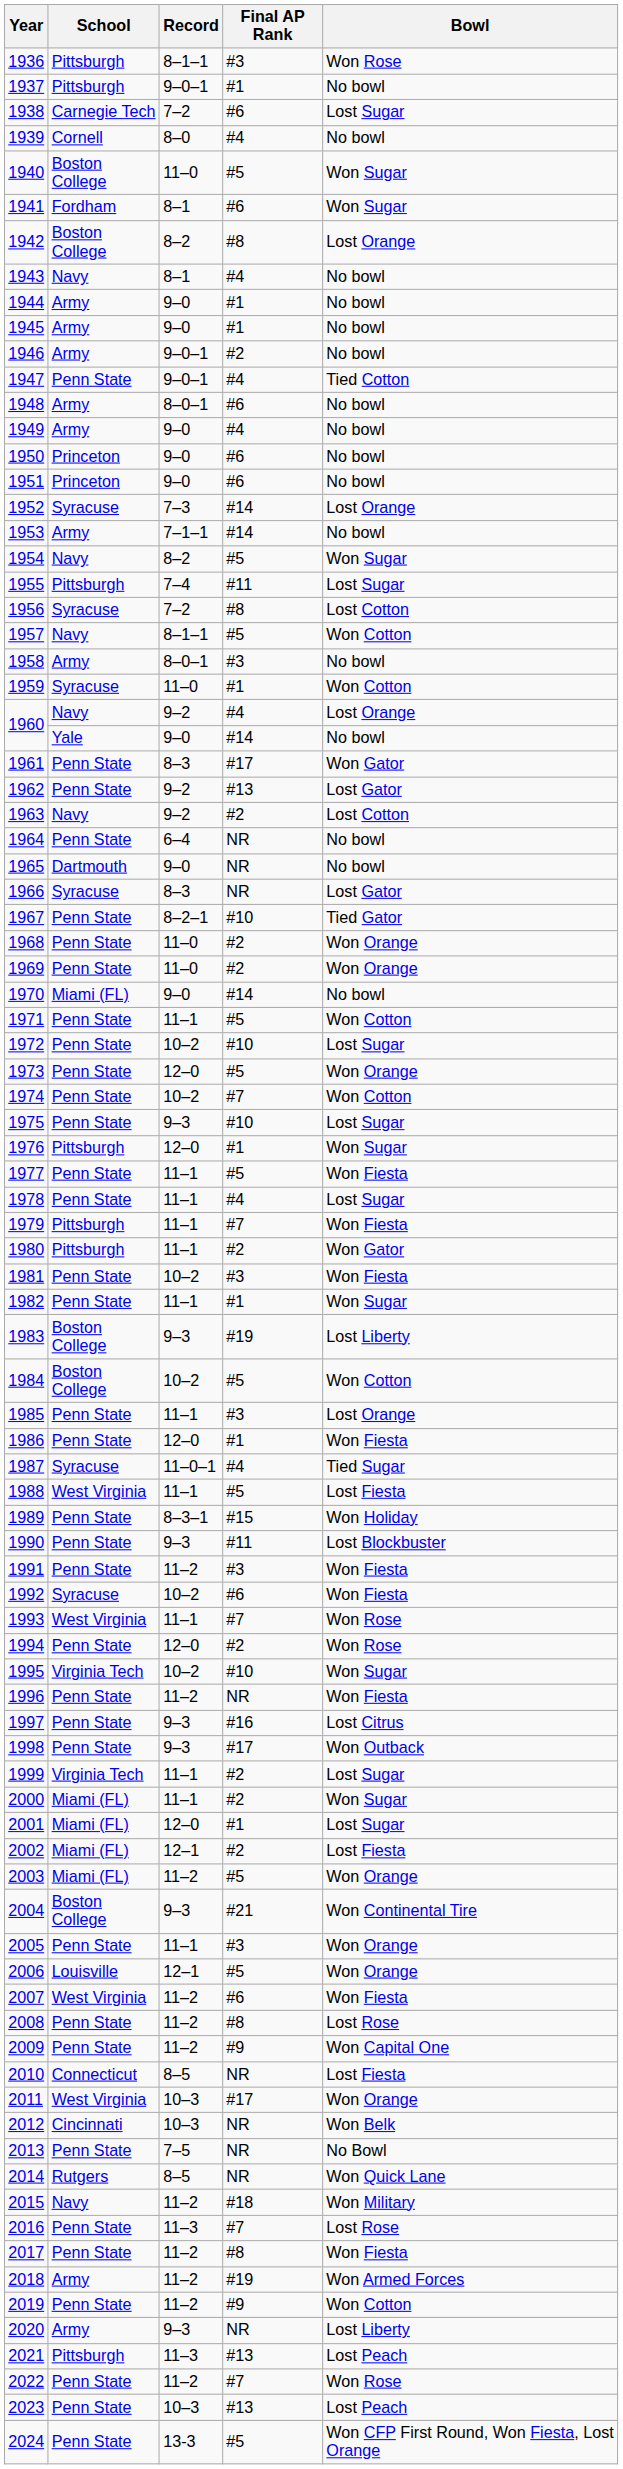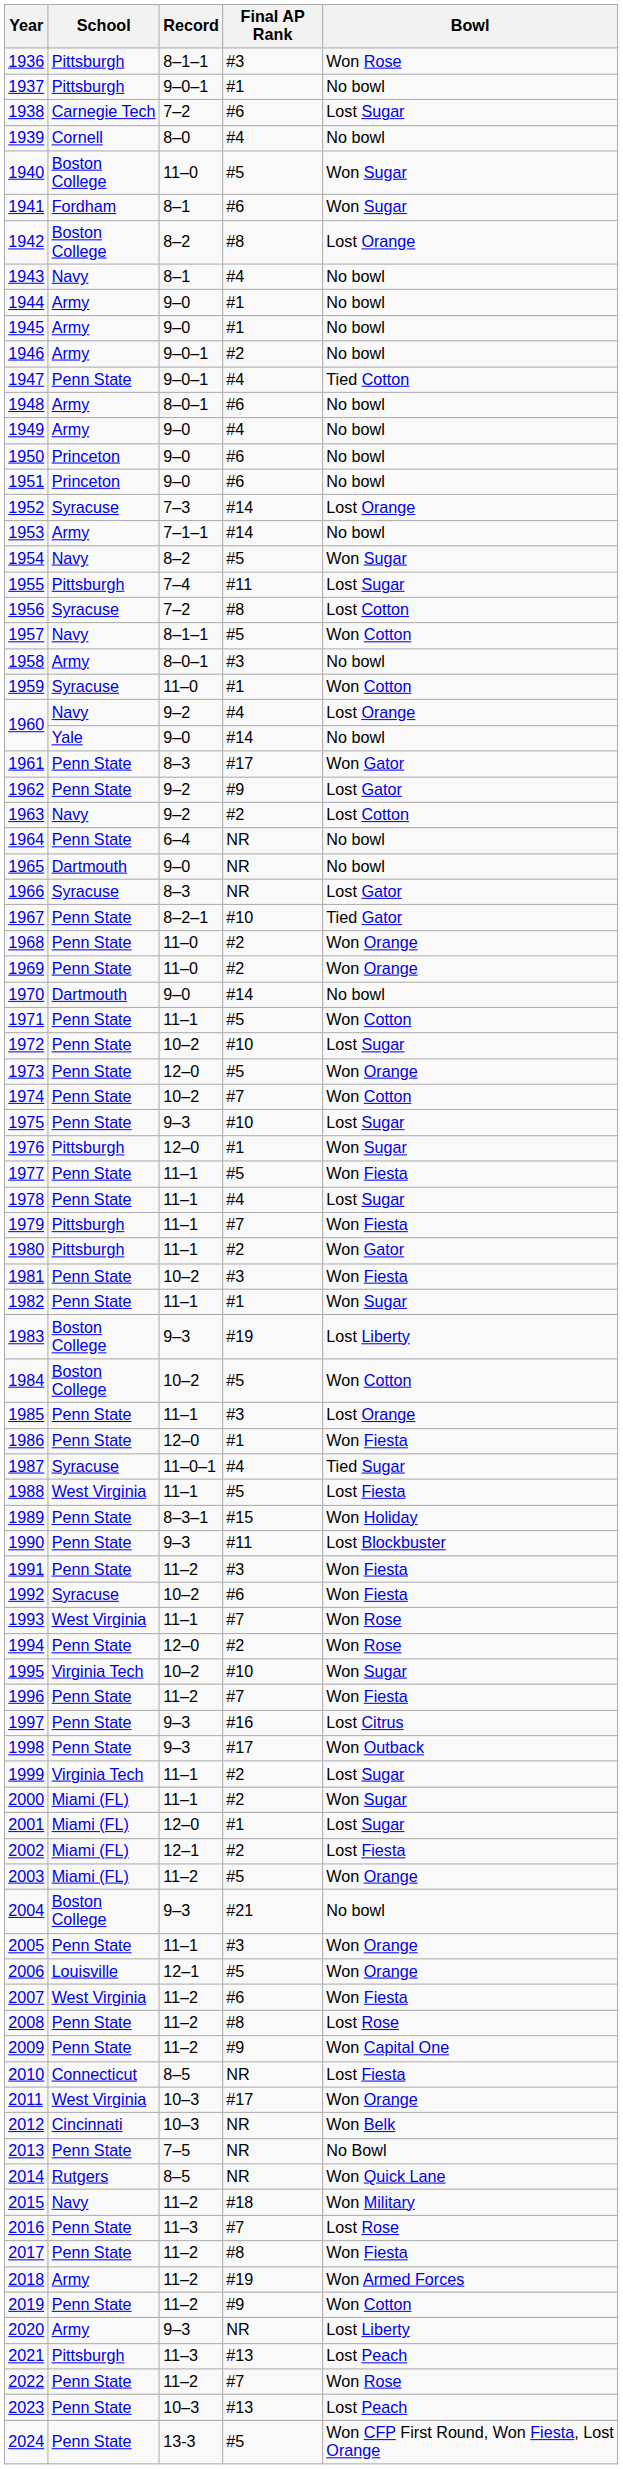(240, 789) #13 -> (235, 789) #9
(90, 994) Miami (FL) -> (89, 994) Dartmouth
(238, 1697) NR -> (235, 1697) #7
(402, 1911) Won Continental Tire -> (356, 1911) No bowl
